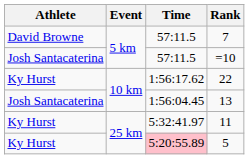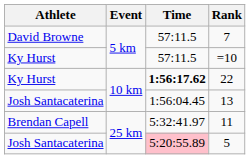(56, 58) Josh Santacaterina -> (31, 58) Ky Hurst
(176, 79) normal -> (177, 79) bold
(31, 122) Ky Hurst -> (48, 122) Brendan Capell
(31, 143) Ky Hurst -> (56, 143) Josh Santacaterina
